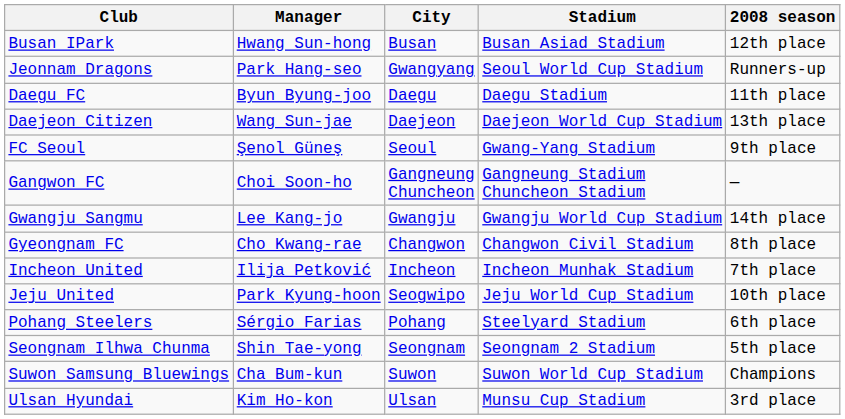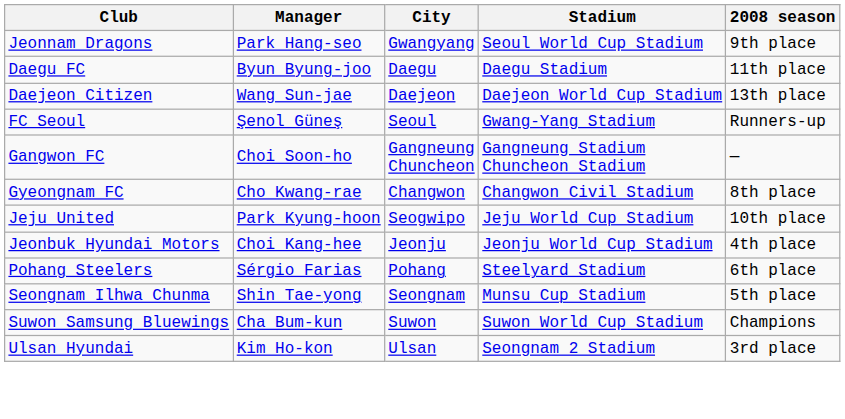- row: (61, 44)
(778, 70) Runners-up -> (773, 44) 9th place
(773, 148) 9th place -> (778, 122) Runners-up
- row: (76, 219)
- row: (76, 271)
+ row: (114, 245)
(569, 349) Seongnam 2 Stadium -> (564, 297) Munsu Cup Stadium
(564, 401) Munsu Cup Stadium -> (569, 349) Seongnam 2 Stadium
